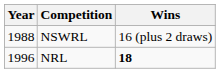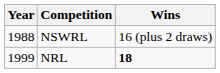(21, 57) 1996 -> (21, 57) 1999
